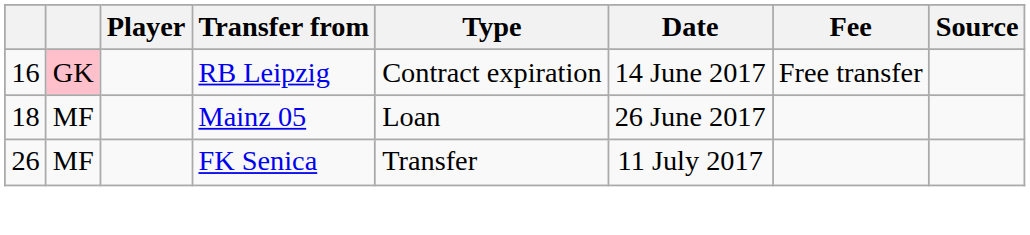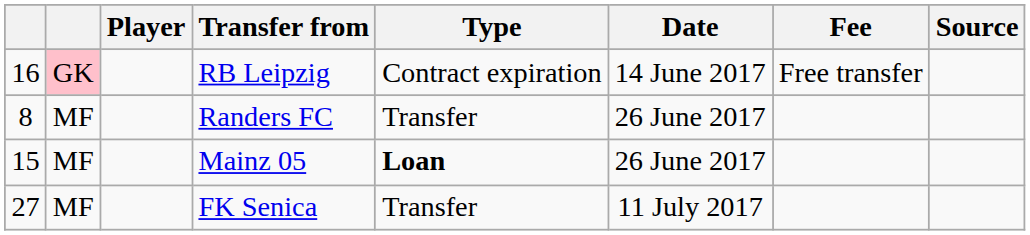+ row: (266, 116)
(26, 116) 18 -> (26, 161) 15
(411, 116) normal -> (414, 161) bold
(26, 161) 26 -> (26, 206) 27
